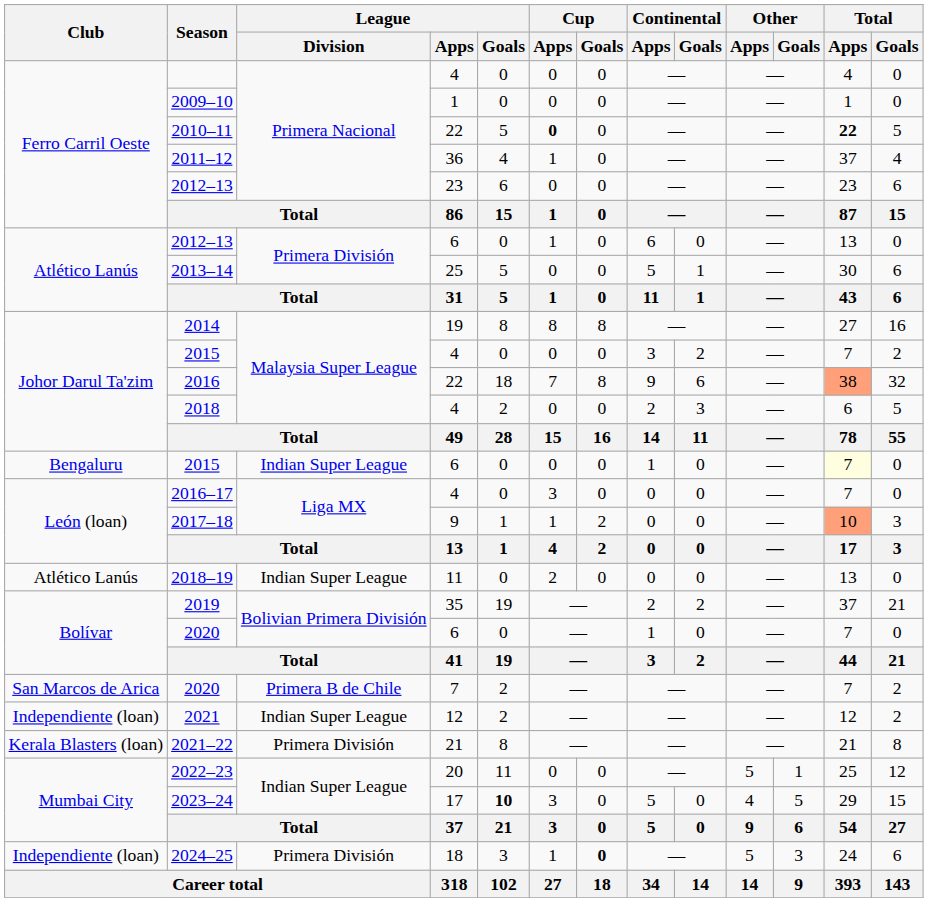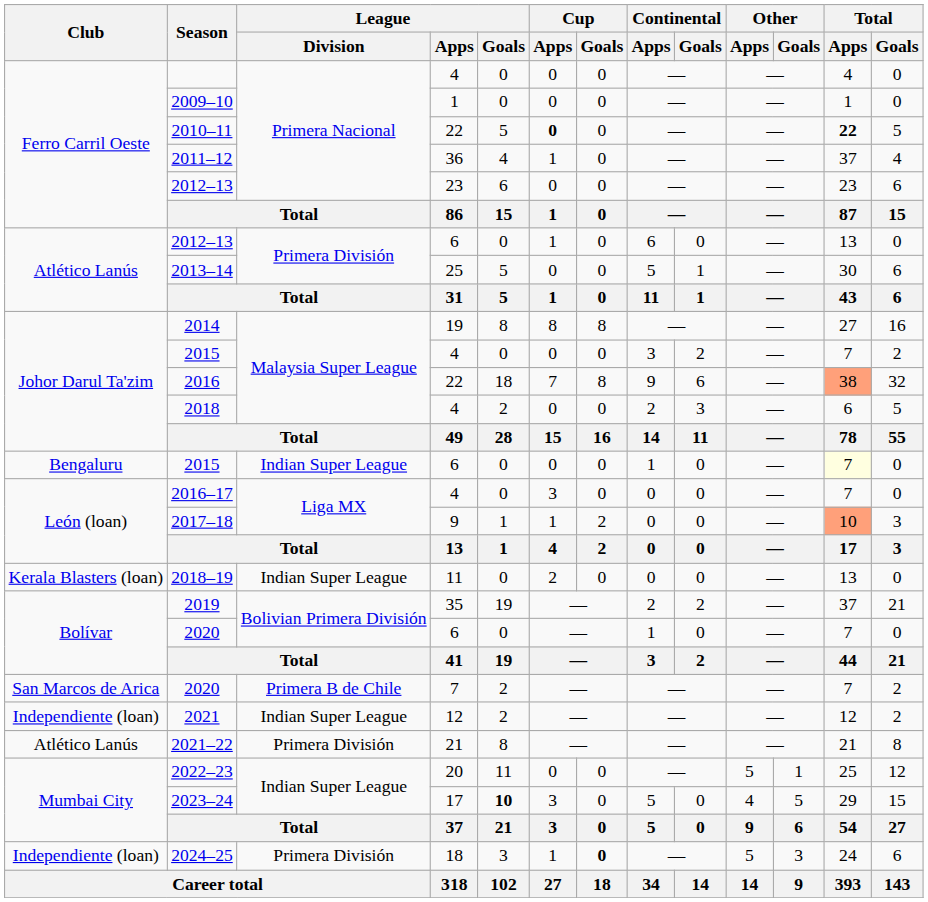(86, 576) Atlético Lanús -> (86, 576) Kerala Blasters (loan)
(86, 744) Kerala Blasters (loan) -> (86, 744) Atlético Lanús
